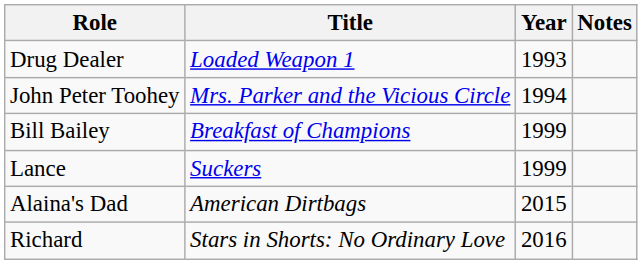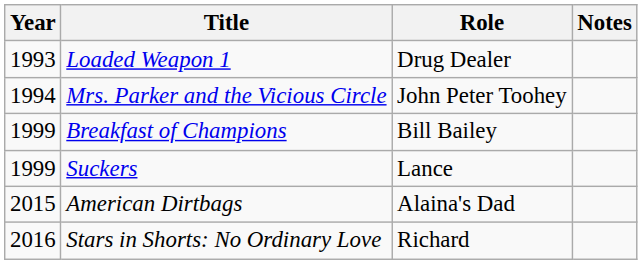columns swapped: (544, 22) <-> (95, 22)
